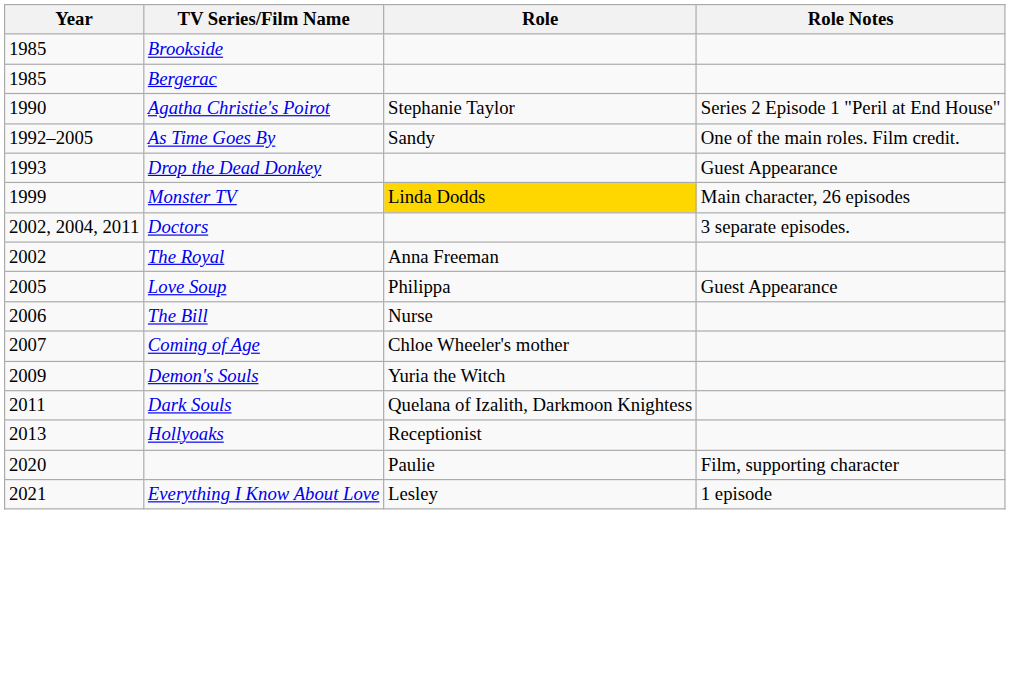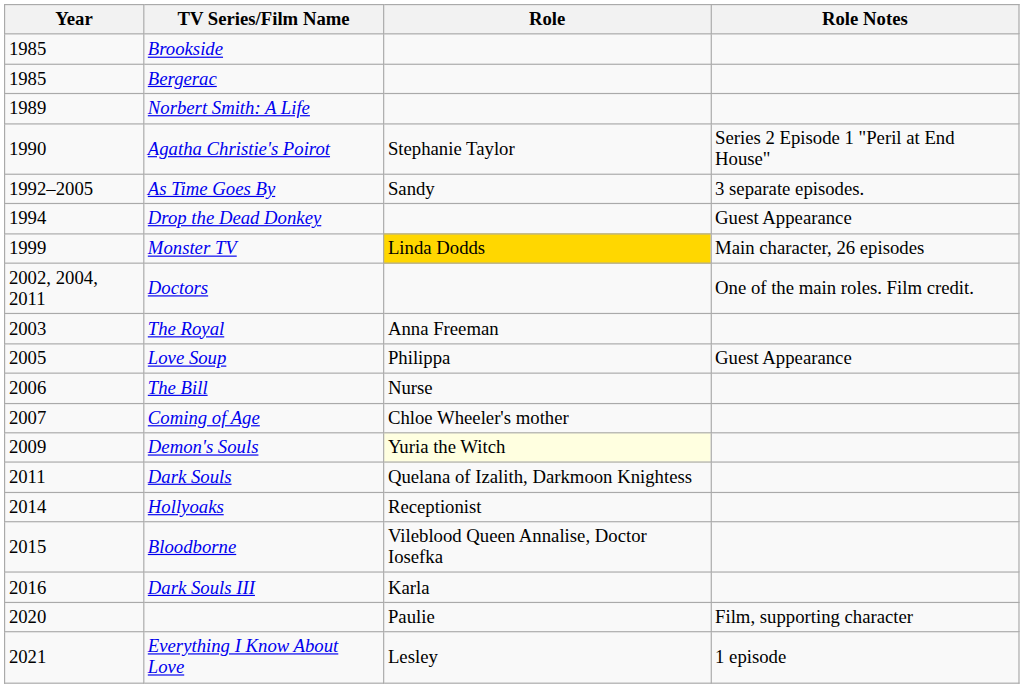+ row: (229, 108)
(830, 138) One of the main roles. Film credit. -> (790, 188) 3 separate episodes.
(28, 167) 1993 -> (28, 218) 1994
(775, 227) 3 separate episodes. -> (844, 288) One of the main roles. Film credit.
(28, 256) 2002 -> (28, 328) 2003
(447, 375) no background -> (447, 447) lightyellow background
(28, 434) 2013 -> (28, 506) 2014
+ row: (192, 547)
+ row: (201, 587)
